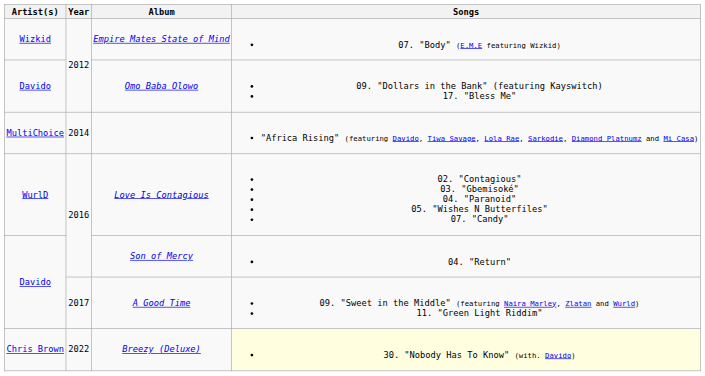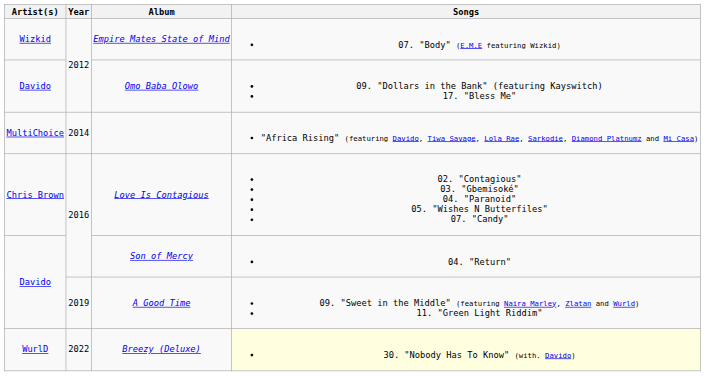(35, 195) WurlD -> (35, 195) Chris Brown
(79, 303) 2017 -> (79, 303) 2019
(35, 350) Chris Brown -> (35, 350) WurlD
